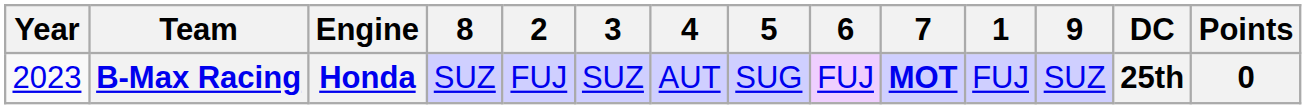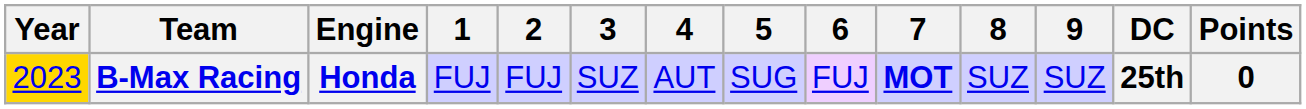columns swapped: (1001, 29) <-> (465, 29)
(47, 78) no background -> (47, 78) gold background
